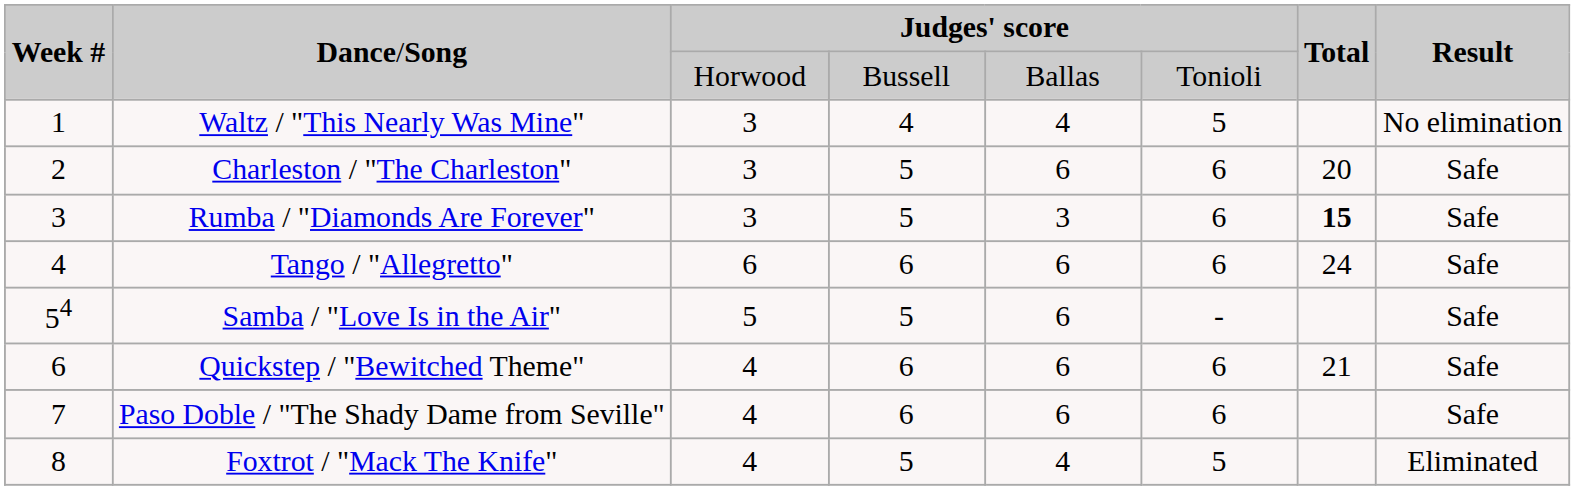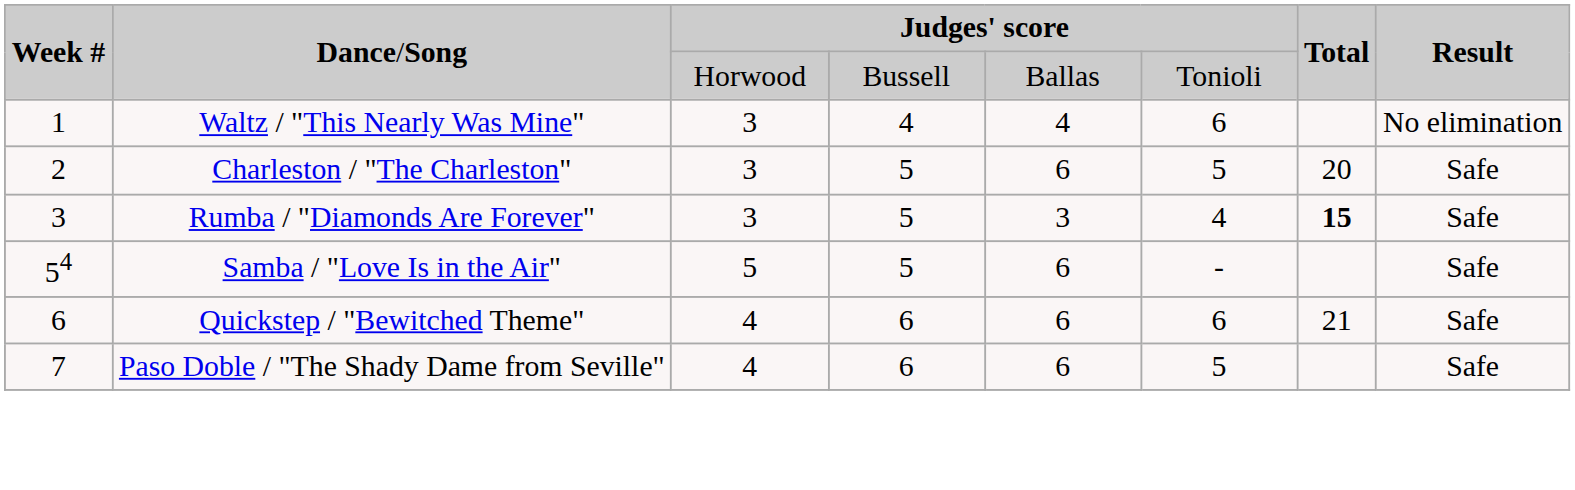(1219, 122) 5 -> (1219, 122) 6
(1219, 169) 6 -> (1219, 169) 5
(1219, 216) 6 -> (1219, 216) 4
- row: (58, 264)
(1219, 413) 6 -> (1219, 366) 5
- row: (58, 460)
